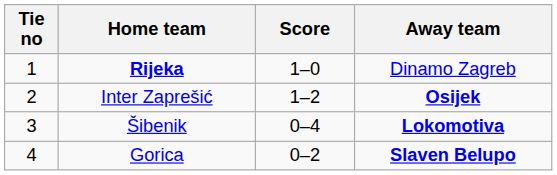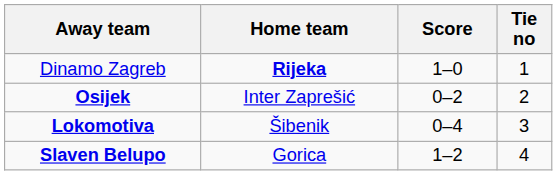columns swapped: (32, 29) <-> (453, 29)
(305, 97) 1–2 -> (447, 97) 0–2
(305, 155) 0–2 -> (447, 155) 1–2
